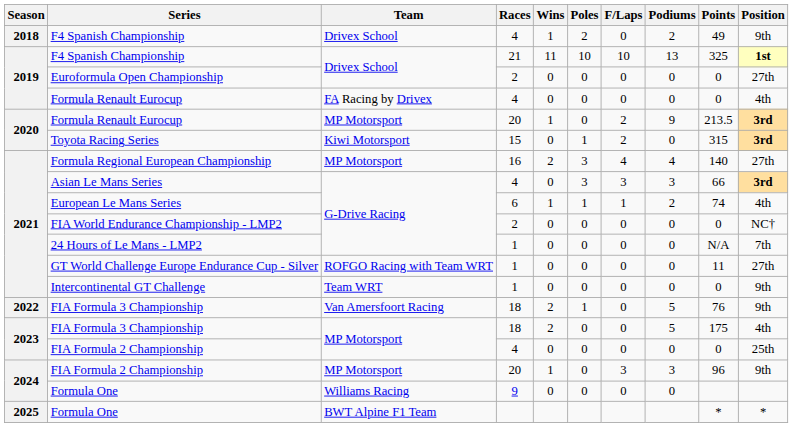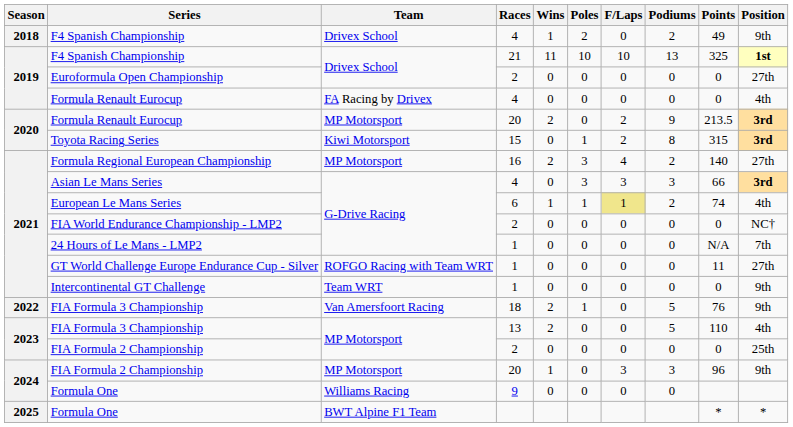(550, 119) 1 -> (550, 119) 2
(672, 140) 0 -> (672, 140) 8
(672, 161) 4 -> (672, 161) 2
(623, 203) no background -> (623, 203) khaki background
(515, 328) 18 -> (515, 328) 13
(718, 328) 175 -> (718, 328) 110
(515, 349) 4 -> (515, 349) 2
